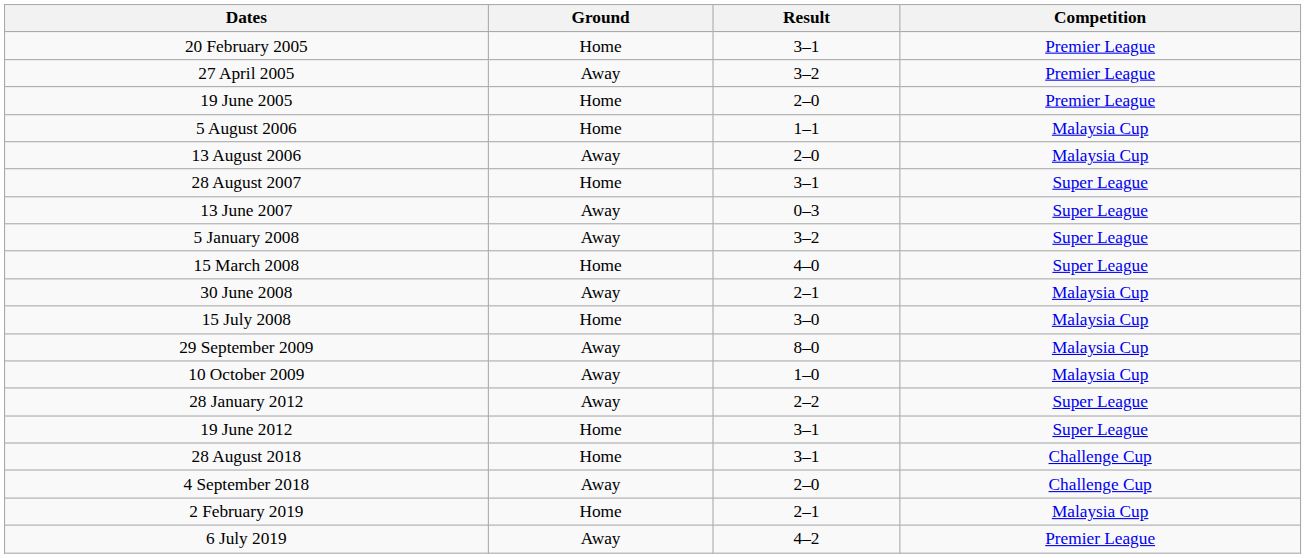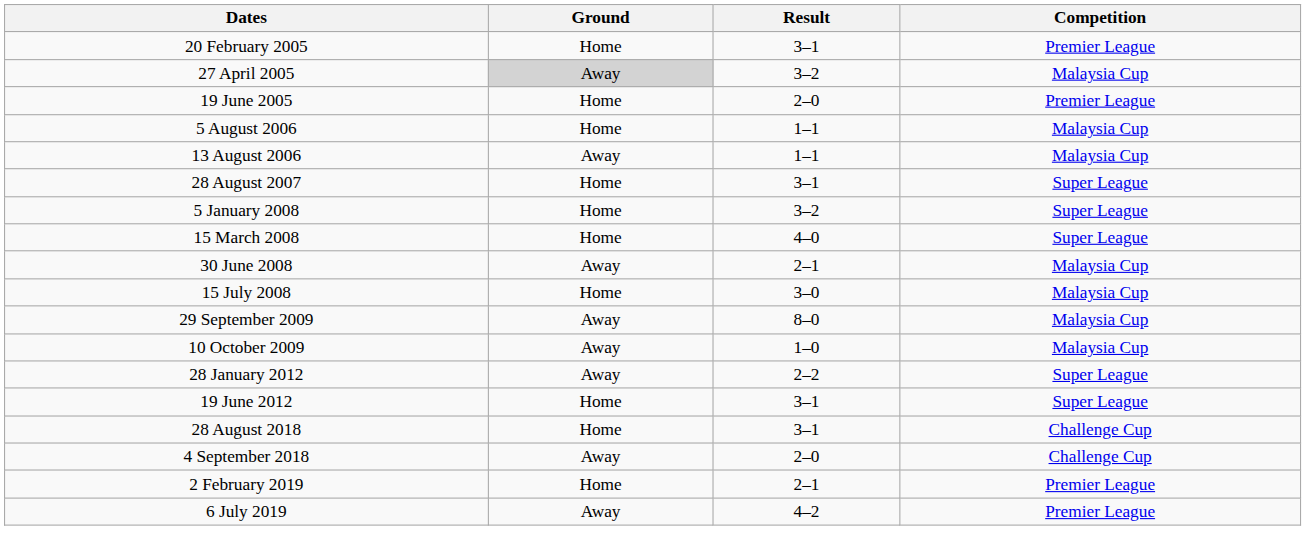(601, 73) no background -> (601, 73) lightgrey background
(1100, 73) Premier League -> (1100, 73) Malaysia Cup
(807, 155) 2–0 -> (807, 155) 1–1
- row: (246, 210)
(601, 237) Away -> (601, 210) Home
(1100, 511) Malaysia Cup -> (1100, 484) Premier League
